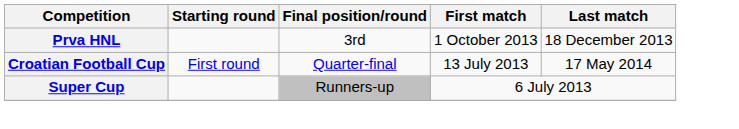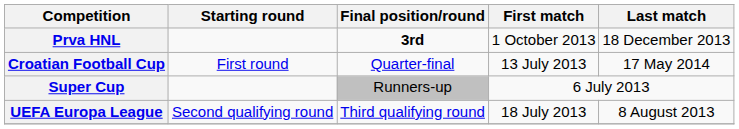(355, 40) normal -> (413, 40) bold
+ row: (86, 111)
